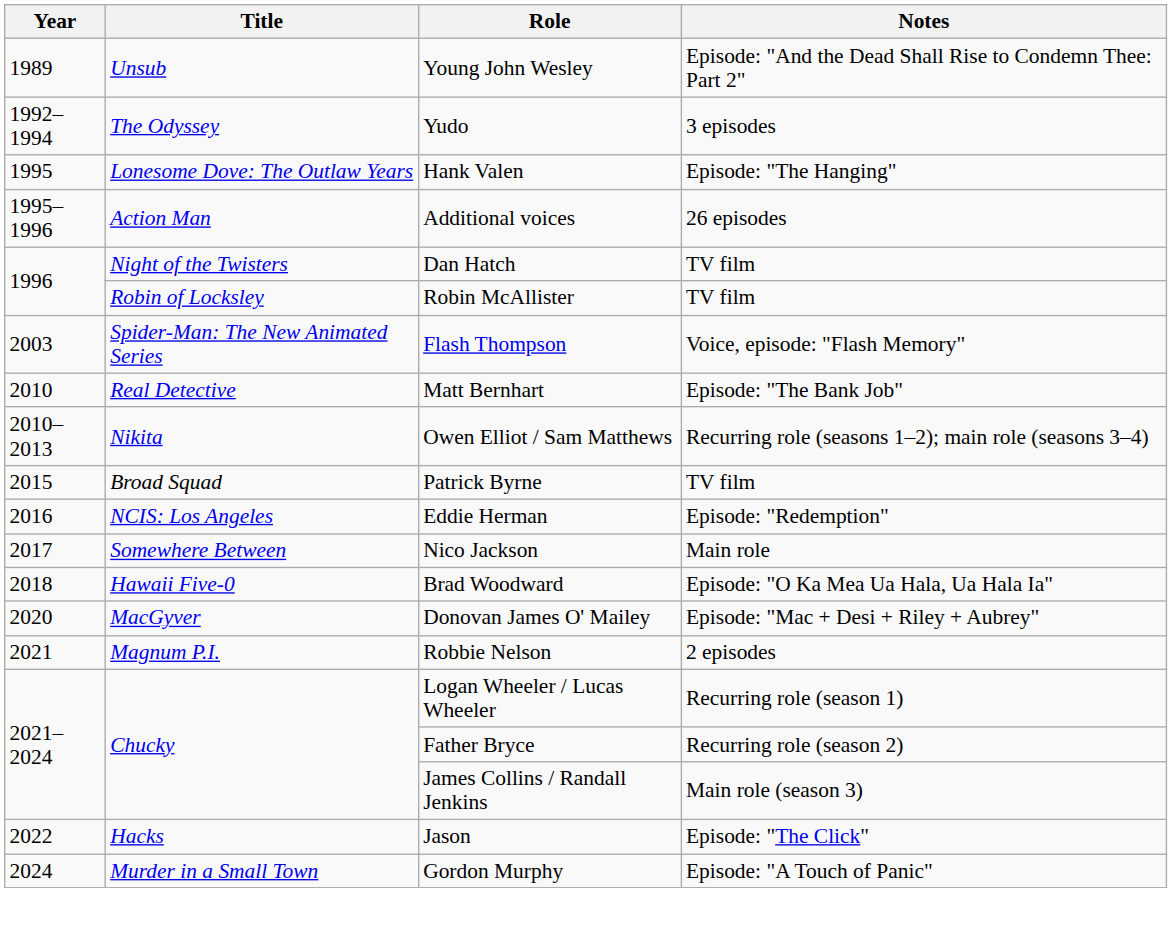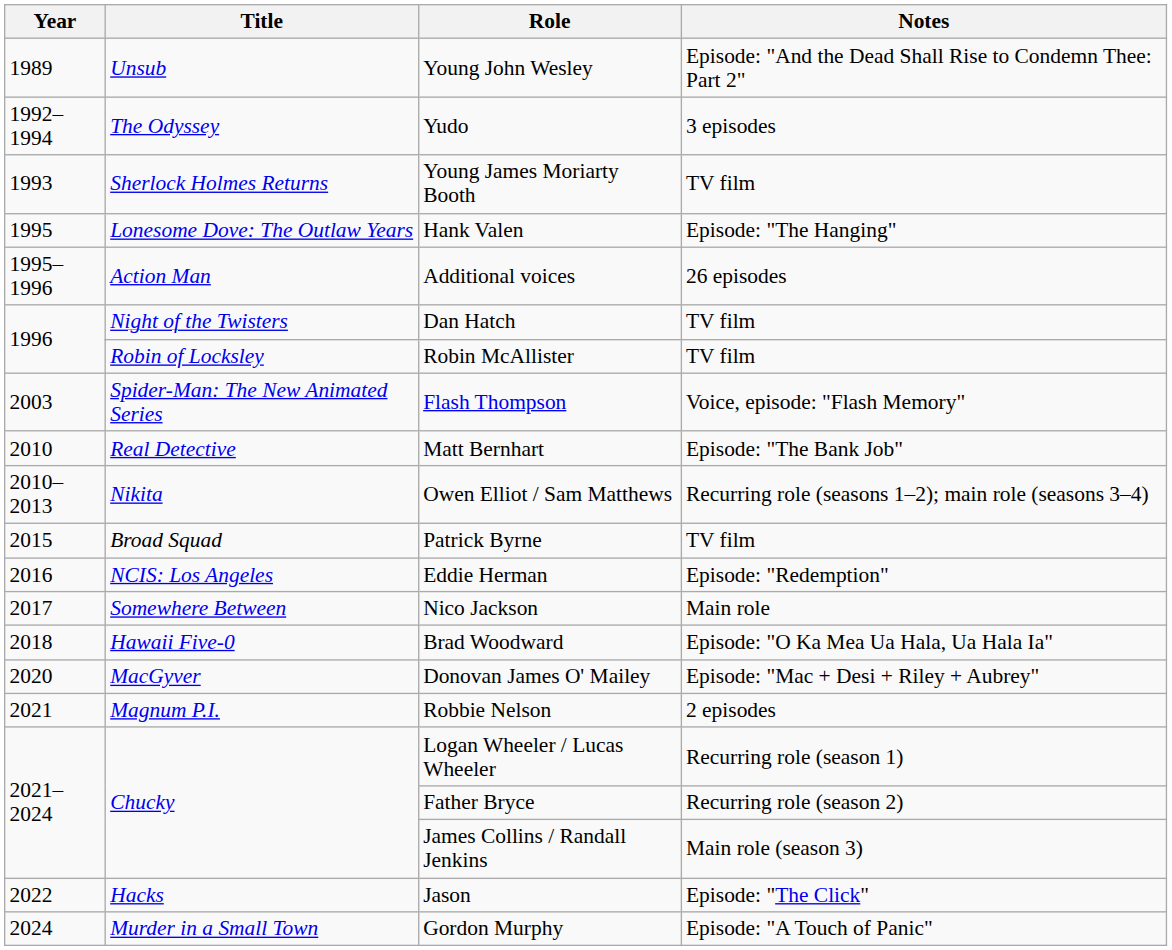+ row: (521, 183)
